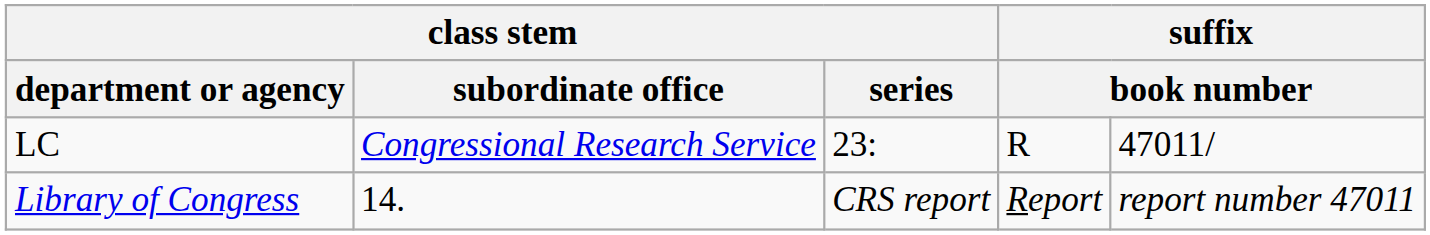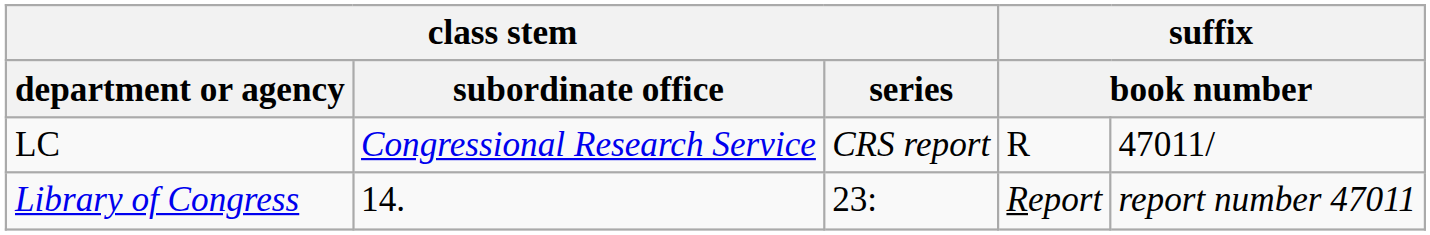(855, 144) 23: -> (911, 144) CRS report
(911, 199) CRS report -> (855, 199) 23:
